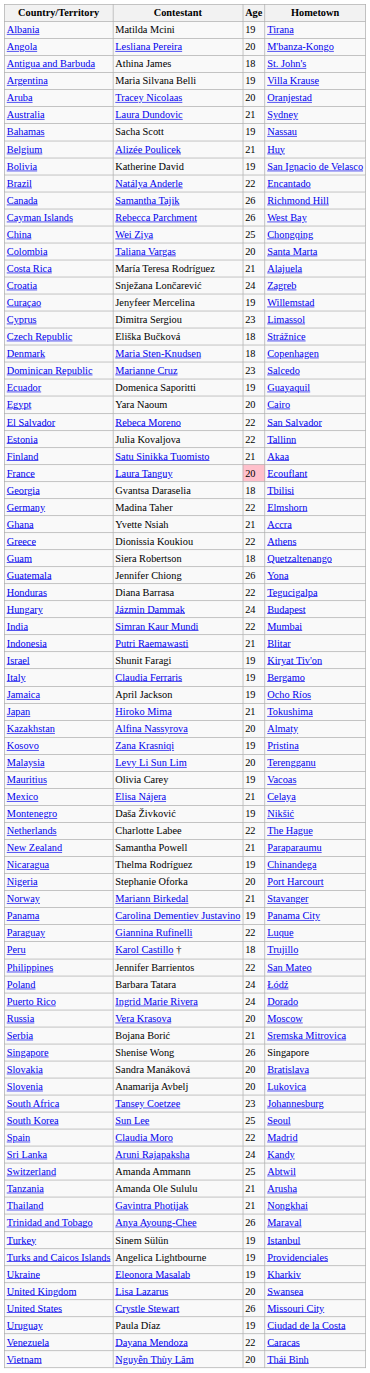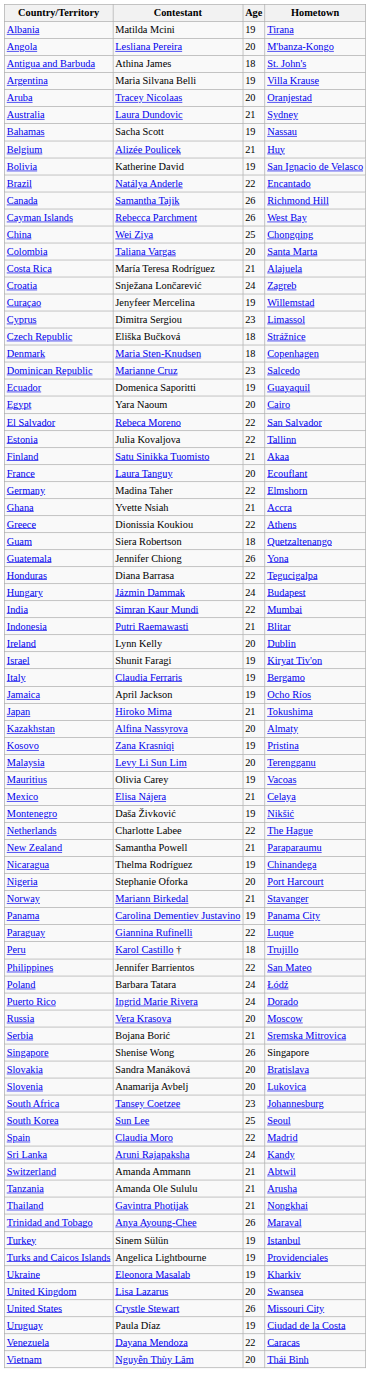(250, 473) pink background -> (250, 473) no background
- row: (23, 490)
+ row: (21, 643)
(250, 1172) 25 -> (250, 1172) 21
